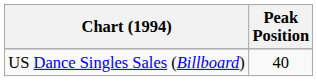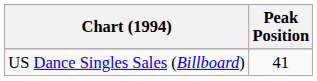(281, 62) 40 -> (281, 62) 41
